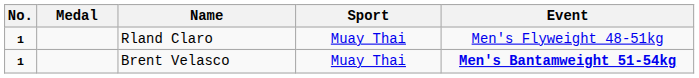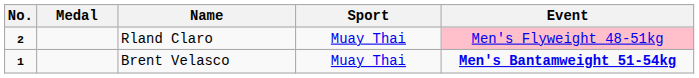(20, 39) 1 -> (20, 39) 2
(568, 39) no background -> (568, 39) pink background
